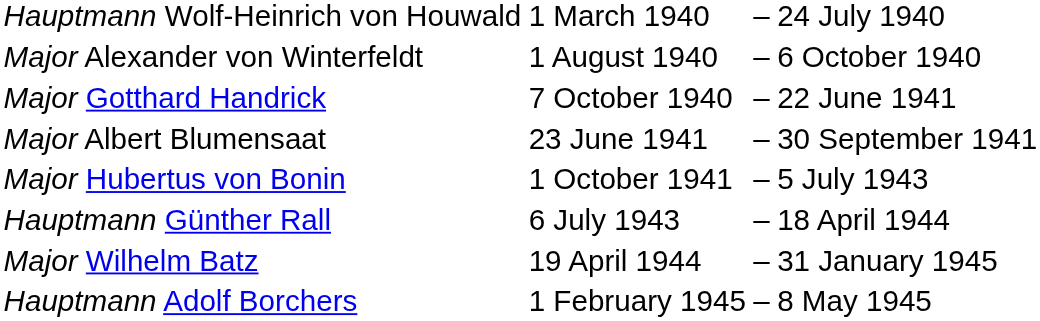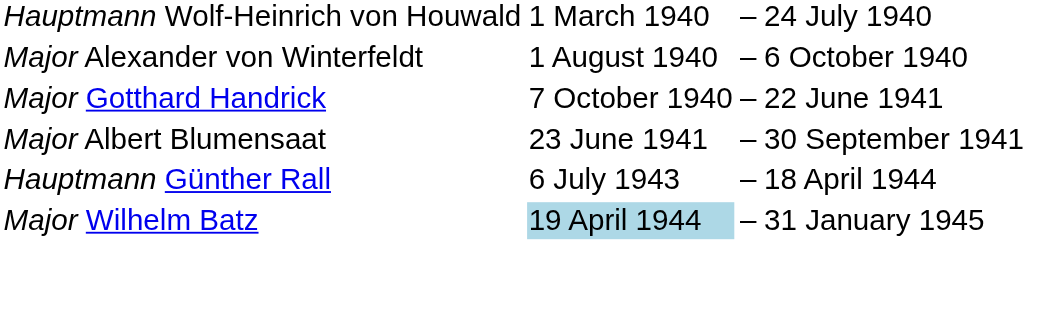- row: (175, 179)
(615, 260) no background -> (615, 220) lightblue background
- row: (180, 301)
